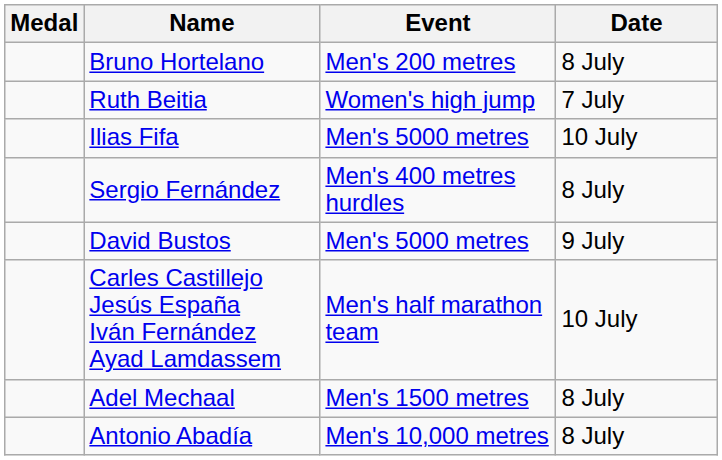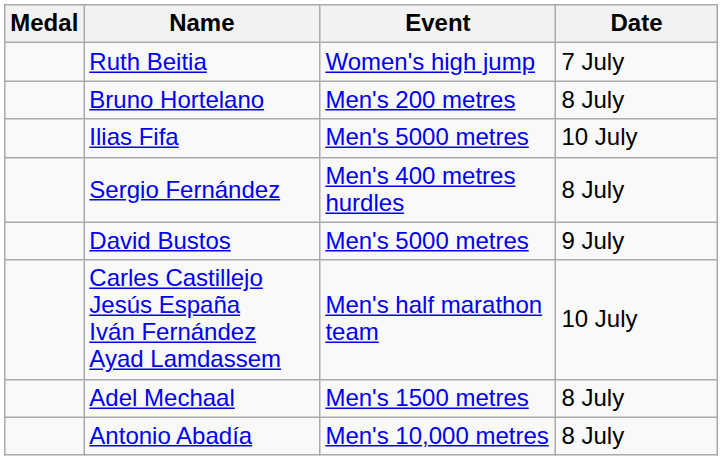rows swapped: (148, 99) <-> (177, 61)
